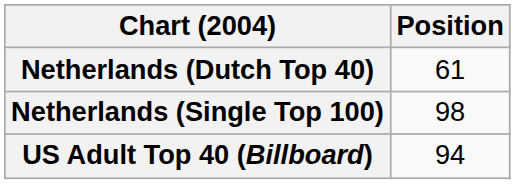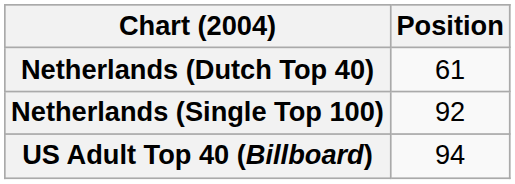(450, 112) 98 -> (450, 112) 92
